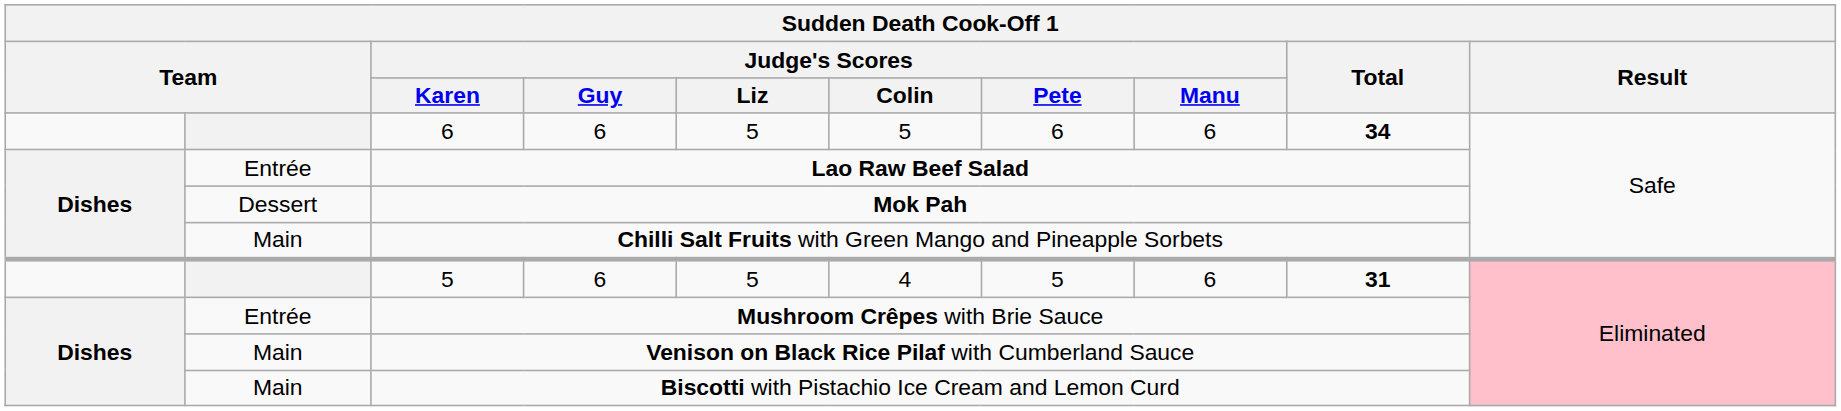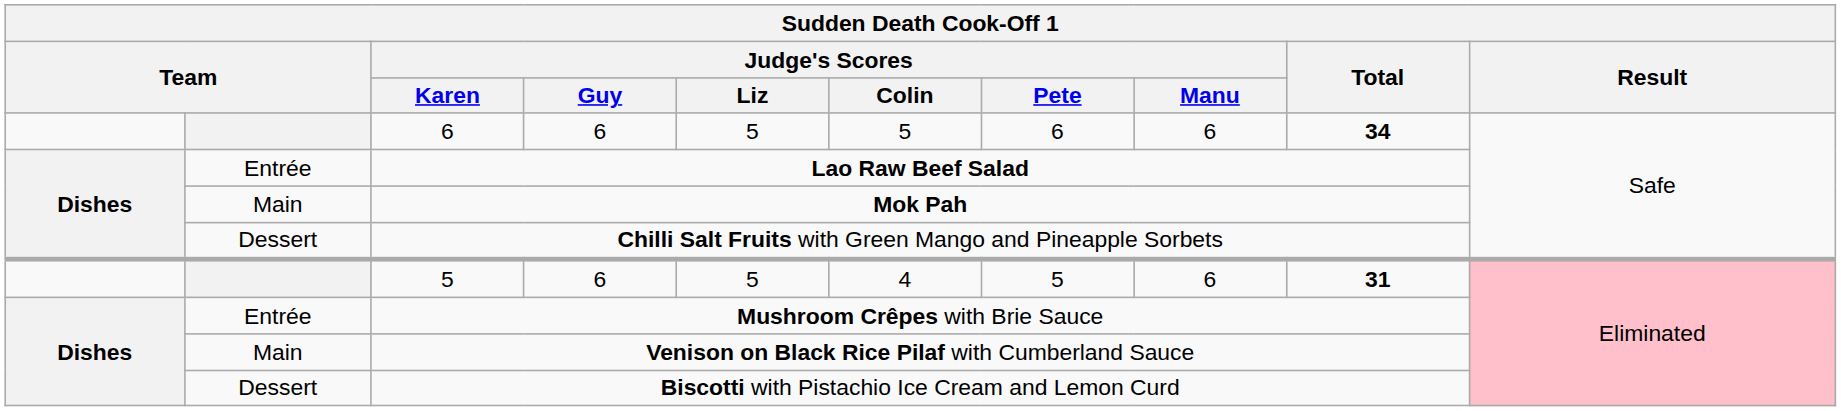(278, 204) Dessert -> (278, 204) Main
(278, 240) Main -> (278, 240) Dessert
(278, 388) Main -> (278, 388) Dessert
